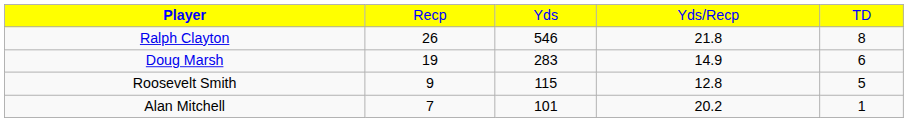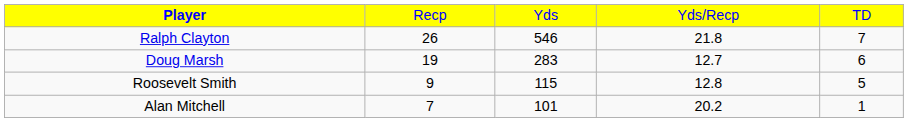(862, 38) 8 -> (862, 38) 7
(708, 60) 14.9 -> (708, 60) 12.7
